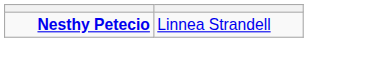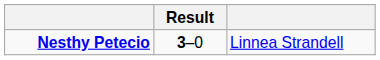+ column: (190, 17)
